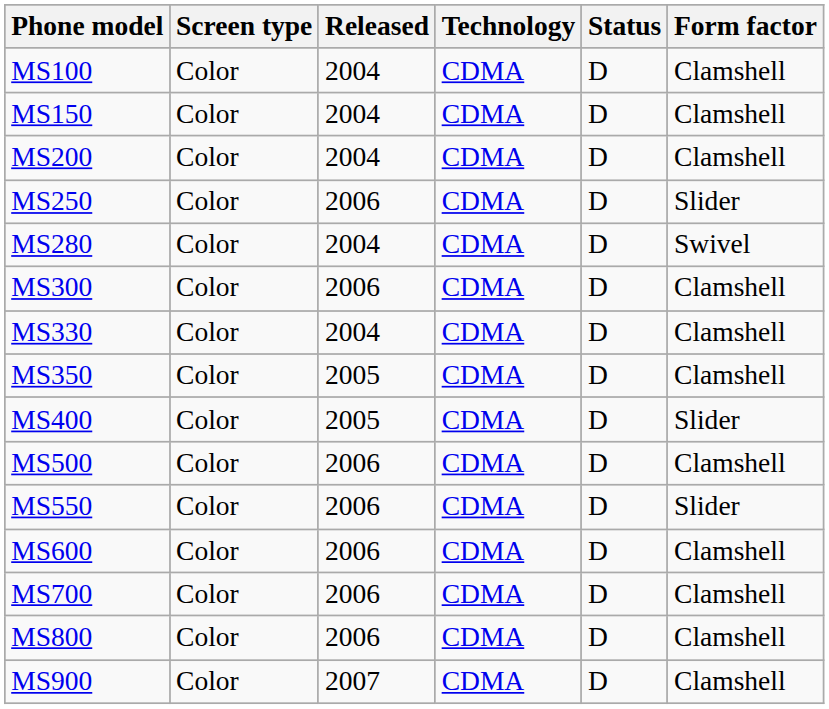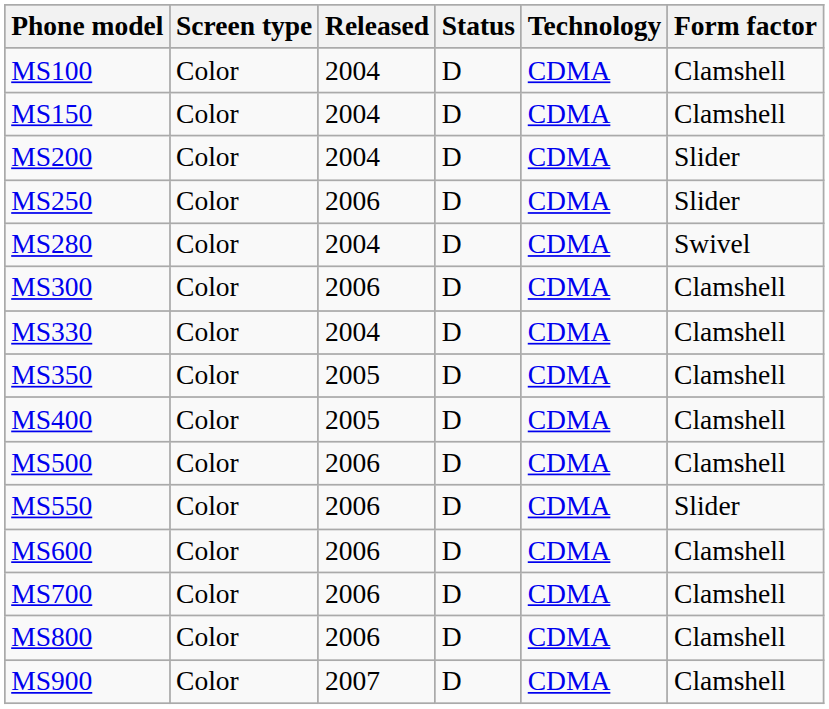columns swapped: (625, 26) <-> (508, 26)
(730, 157) Clamshell -> (707, 157) Slider
(707, 419) Slider -> (730, 419) Clamshell
